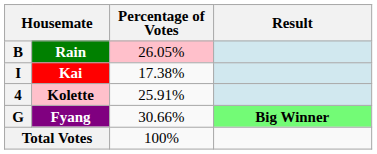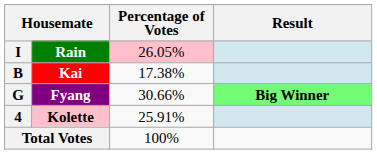(18, 52) B -> (18, 52) I
(18, 73) I -> (18, 73) B
rows swapped: (71, 117) <-> (71, 95)
